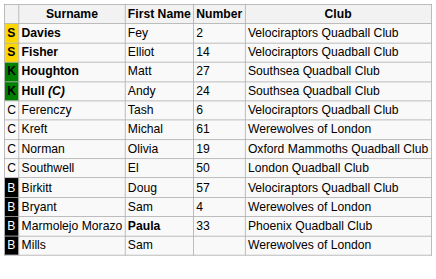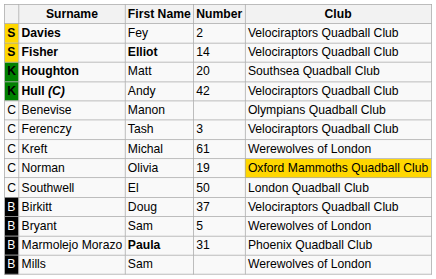(141, 52) normal -> (143, 52) bold
(203, 71) 27 -> (203, 71) 20
(203, 91) 24 -> (203, 91) 42
(314, 91) Southsea Quadball Club -> (323, 91) Velociraptors Quadball Club
+ row: (47, 110)
(200, 110) 6 -> (200, 129) 3
(338, 149) no background -> (338, 168) gold background
(203, 187) 57 -> (203, 206) 37
(200, 206) 4 -> (200, 226) 5
(203, 226) 33 -> (203, 245) 31
